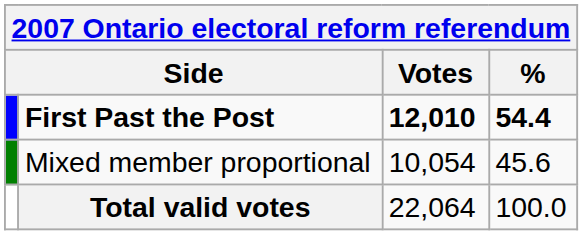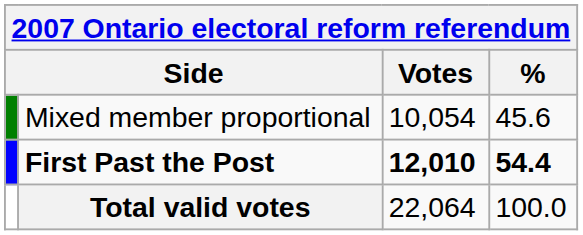rows swapped: (150, 118) <-> (198, 163)
